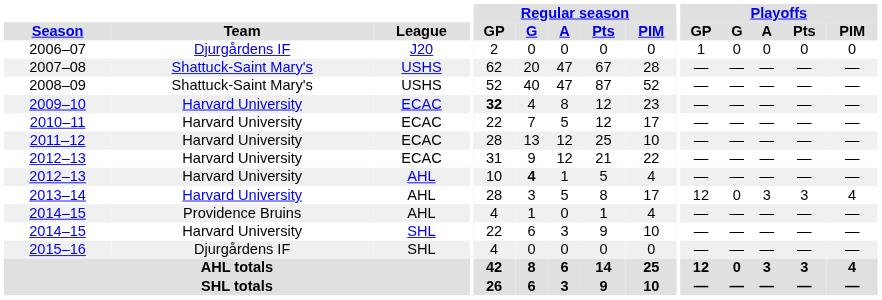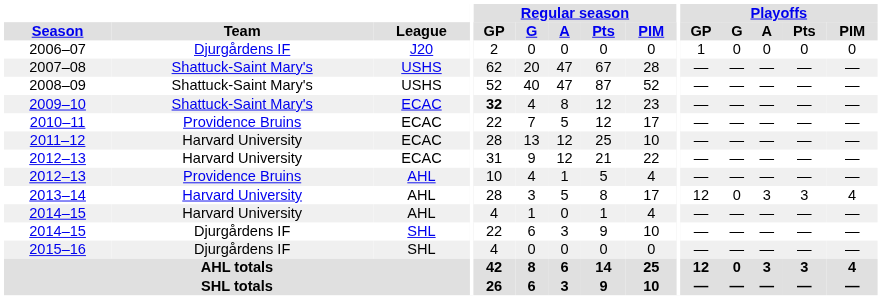(242, 104) Harvard University -> (242, 104) Shattuck-Saint Mary's
(242, 122) Harvard University -> (242, 122) Providence Bruins
(242, 176) Harvard University -> (242, 176) Providence Bruins
(532, 176) bold -> (532, 176) normal
(242, 213) Providence Bruins -> (242, 213) Harvard University
(242, 231) Harvard University -> (242, 231) Djurgårdens IF
